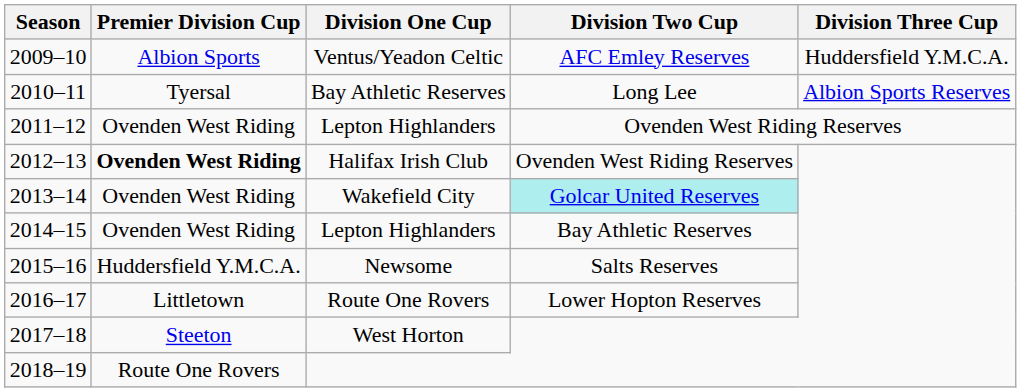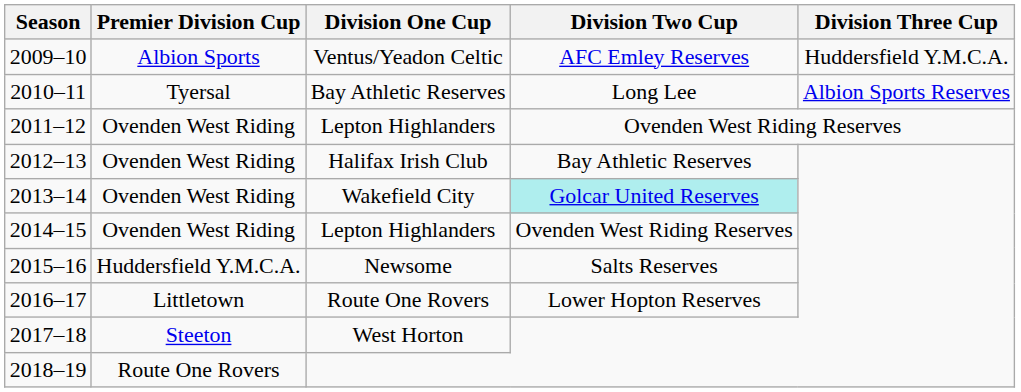(199, 160) bold -> (199, 160) normal
(654, 160) Ovenden West Riding Reserves -> (654, 160) Bay Athletic Reserves
(654, 230) Bay Athletic Reserves -> (654, 230) Ovenden West Riding Reserves
